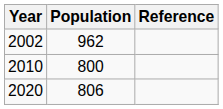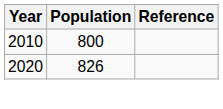- row: (26, 41)
(91, 91) 806 -> (91, 66) 826
